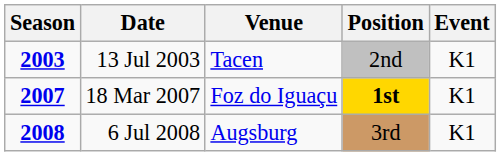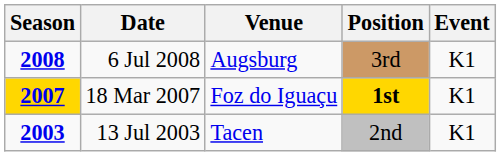rows swapped: (148, 59) <-> (154, 132)
(43, 96) no background -> (43, 96) gold background
